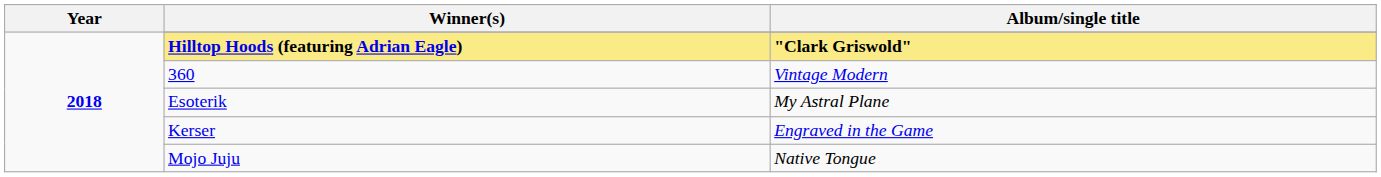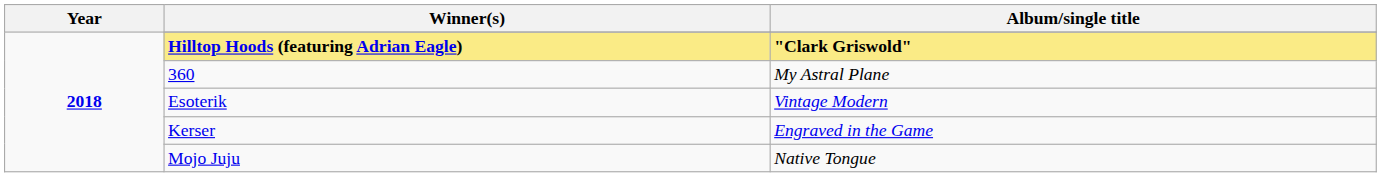(831, 74) Vintage Modern -> (832, 74) My Astral Plane
(832, 102) My Astral Plane -> (831, 102) Vintage Modern
